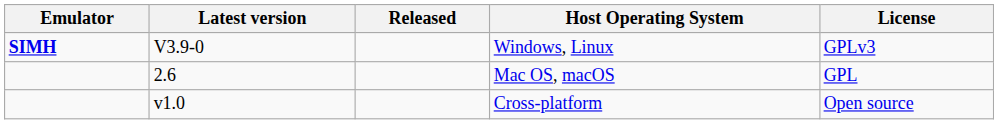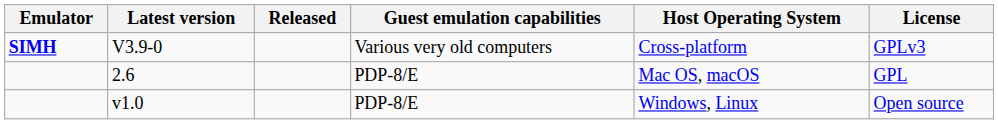+ column: (492, 18)
(554, 47) Windows, Linux -> (693, 47) Cross-platform
(548, 103) Cross-platform -> (698, 103) Windows, Linux
